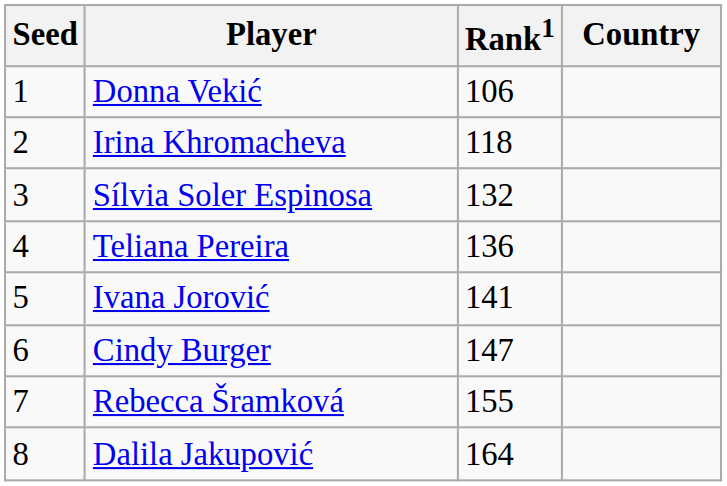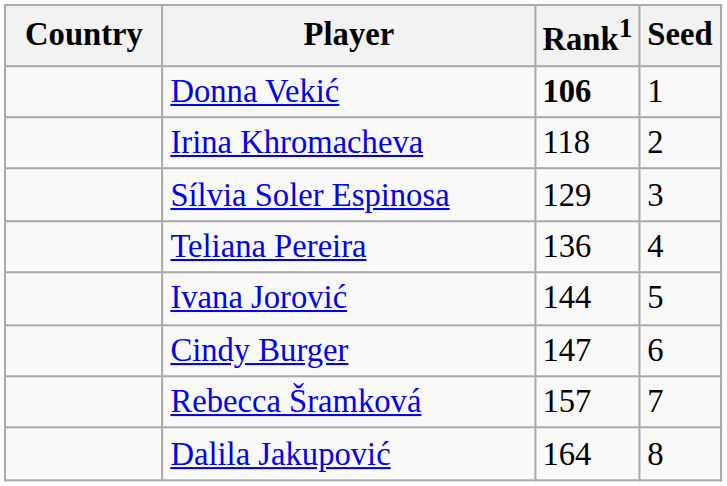columns swapped: (641, 34) <-> (45, 34)
(489, 90) normal -> (567, 90) bold
(489, 194) 132 -> (567, 194) 129
(489, 298) 141 -> (567, 298) 144
(489, 401) 155 -> (567, 401) 157
